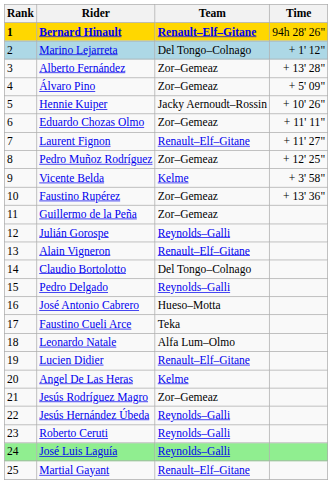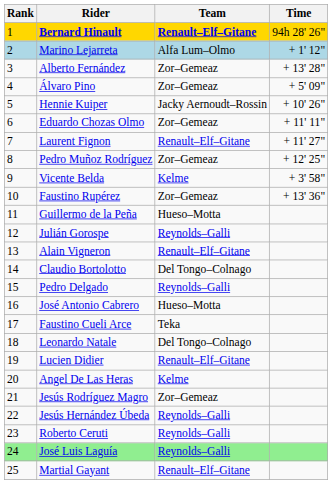(10, 31) bold -> (10, 31) normal
(204, 50) Del Tongo–Colnago -> (196, 50) Alfa Lum–Olmo
(188, 214) Zor–Gemeaz -> (189, 214) Hueso–Motta
(196, 342) Alfa Lum–Olmo -> (204, 342) Del Tongo–Colnago
